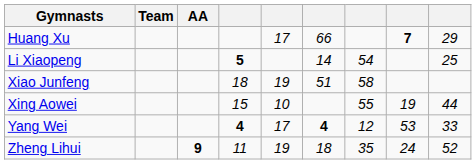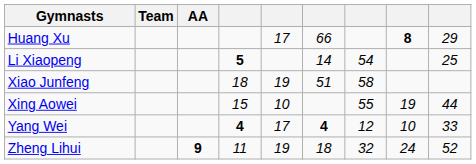(408, 38) 7 -> (408, 38) 8
(408, 126) 53 -> (408, 126) 10
(366, 149) 35 -> (366, 149) 32
